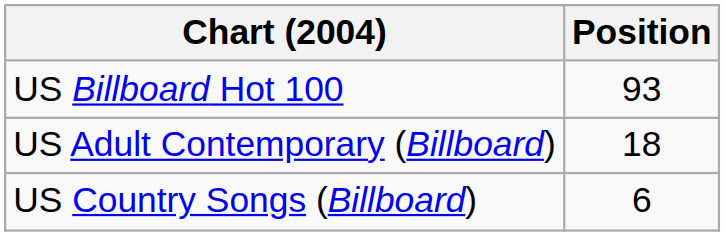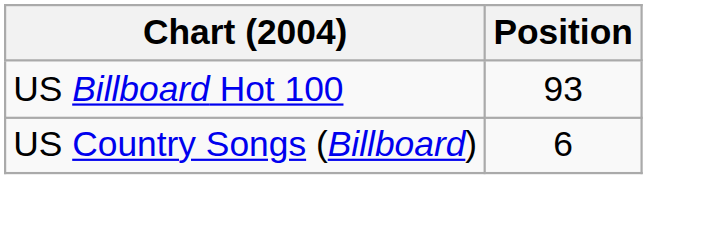- row: (284, 144)
